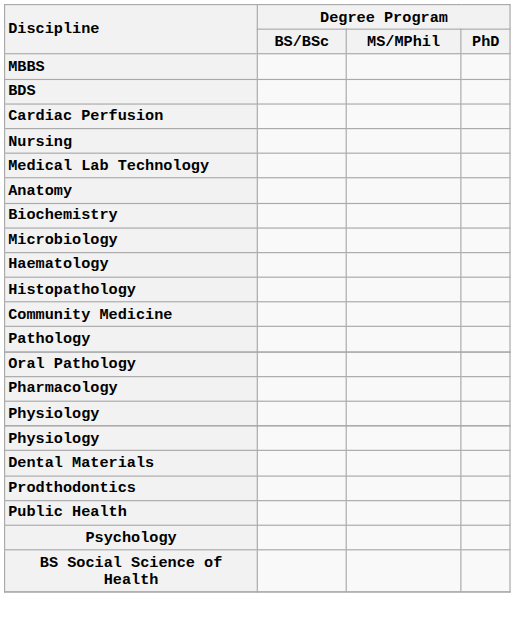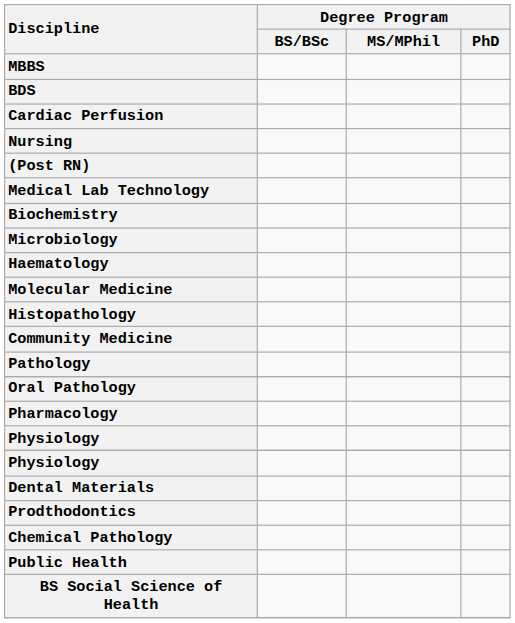+ row: (49, 166)
- row: (40, 191)
+ row: (90, 290)
+ row: (90, 538)
- row: (131, 538)
